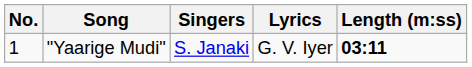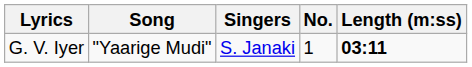columns swapped: (24, 19) <-> (295, 19)
